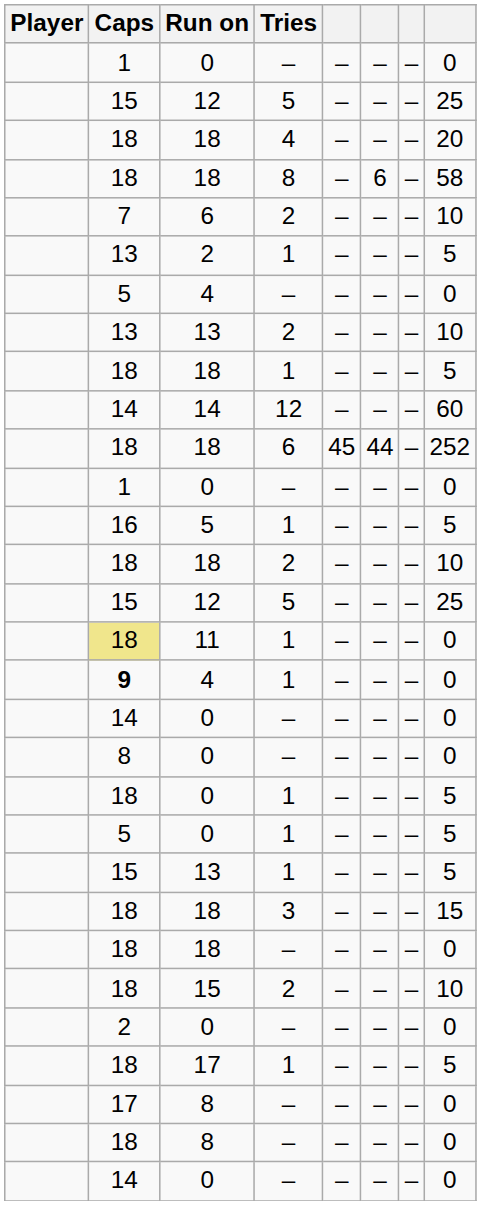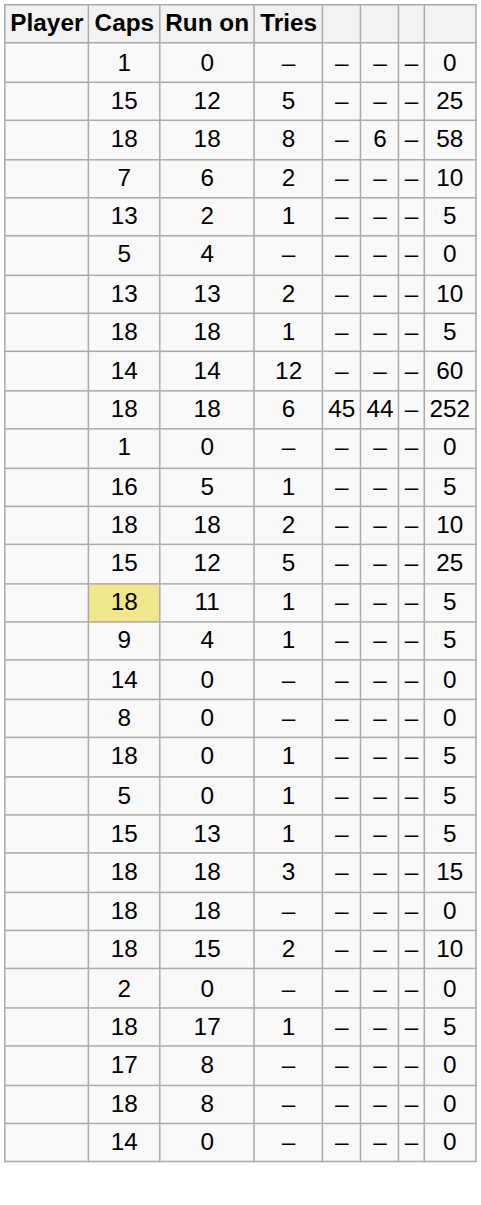- row: (207, 139)
(450, 640) 0 -> (450, 602) 5
(124, 679) bold -> (124, 640) normal
(450, 679) 0 -> (450, 640) 5
